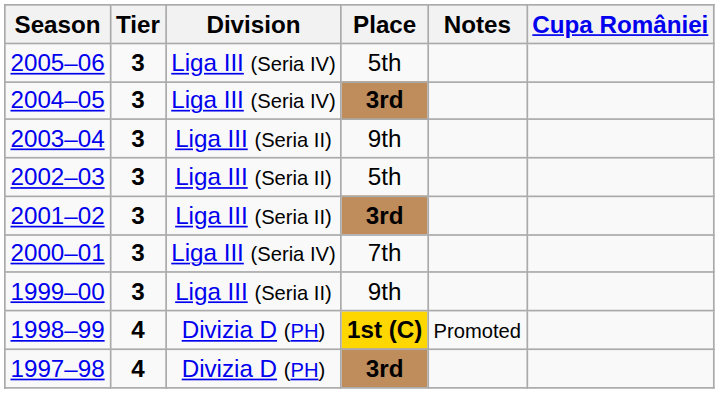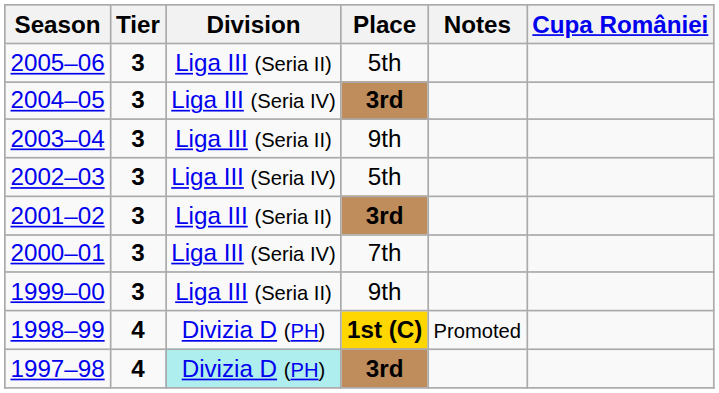(253, 63) Liga III (Seria IV) -> (253, 63) Liga III (Seria II)
(253, 177) Liga III (Seria II) -> (253, 177) Liga III (Seria IV)
(253, 368) no background -> (253, 368) paleturquoise background
